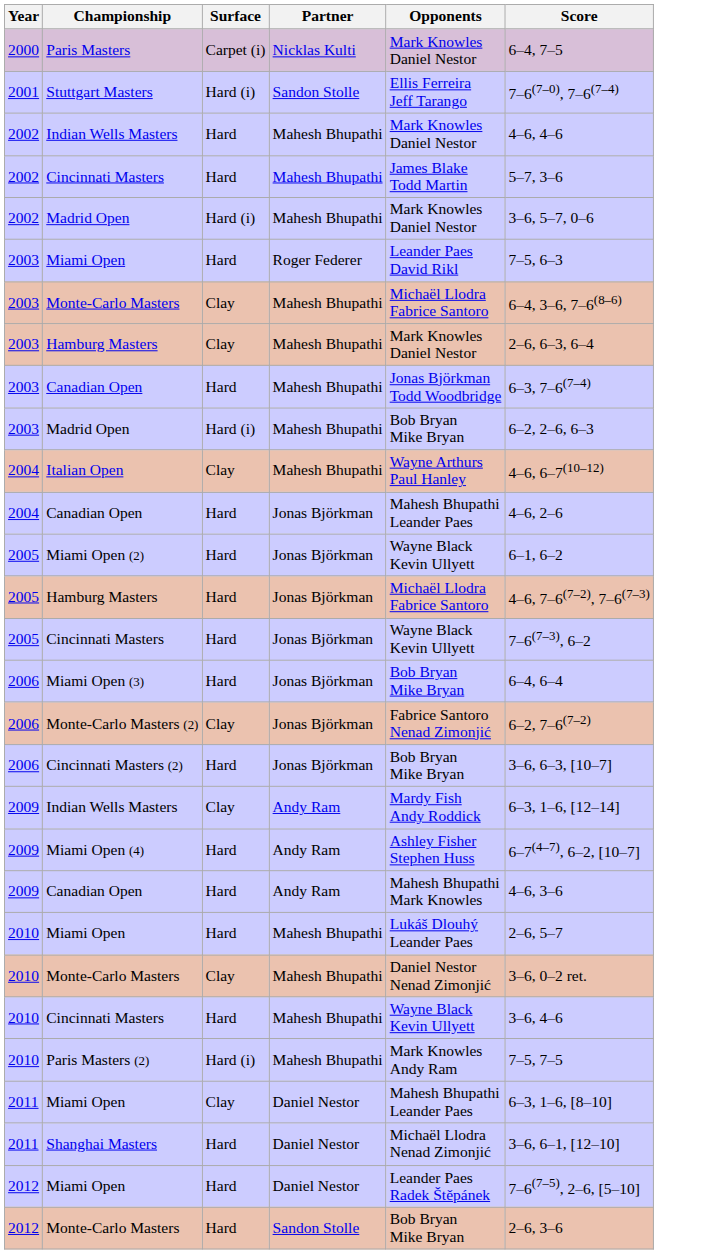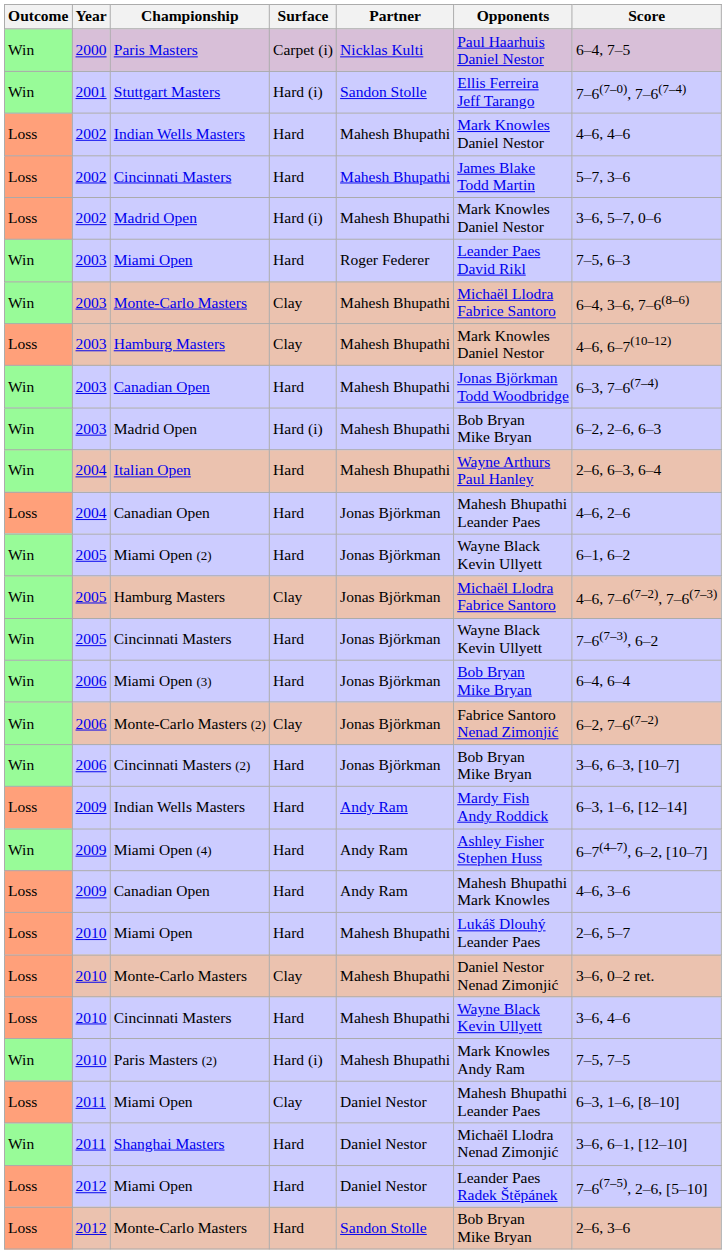+ column: (38, 16)
(436, 50) Mark Knowles Daniel Nestor -> (501, 50) Paul Haarhuis Daniel Nestor
(551, 344) 2–6, 6–3, 6–4 -> (624, 344) 4–6, 6–7(10–12)
(220, 470) Clay -> (289, 470) Hard
(556, 470) 4–6, 6–7(10–12) -> (619, 470) 2–6, 6–3, 6–4
(221, 597) Hard -> (288, 597) Clay
(220, 807) Clay -> (289, 807) Hard
